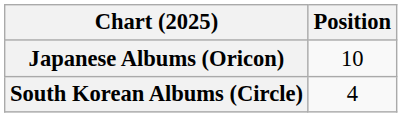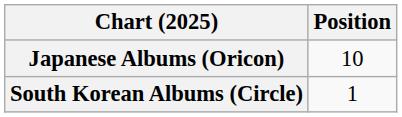(352, 93) 4 -> (352, 93) 1
